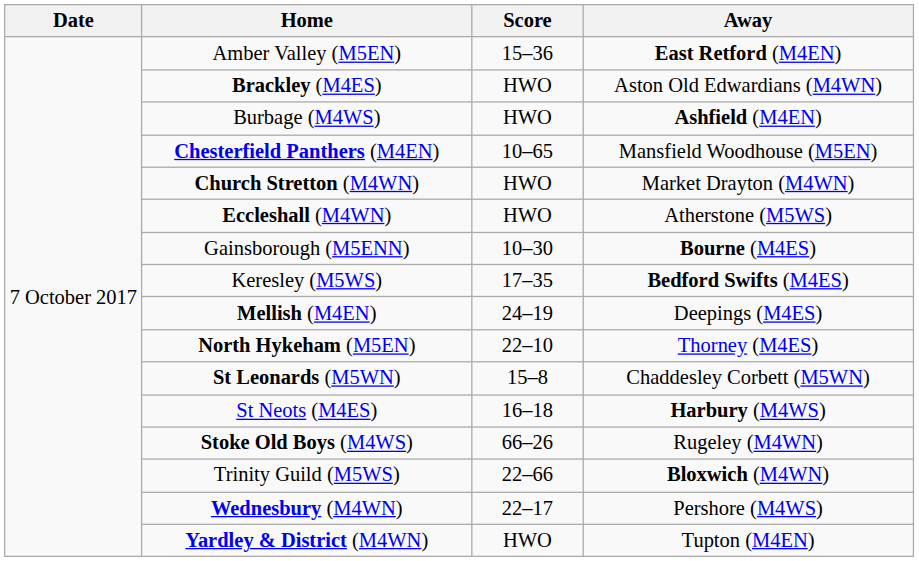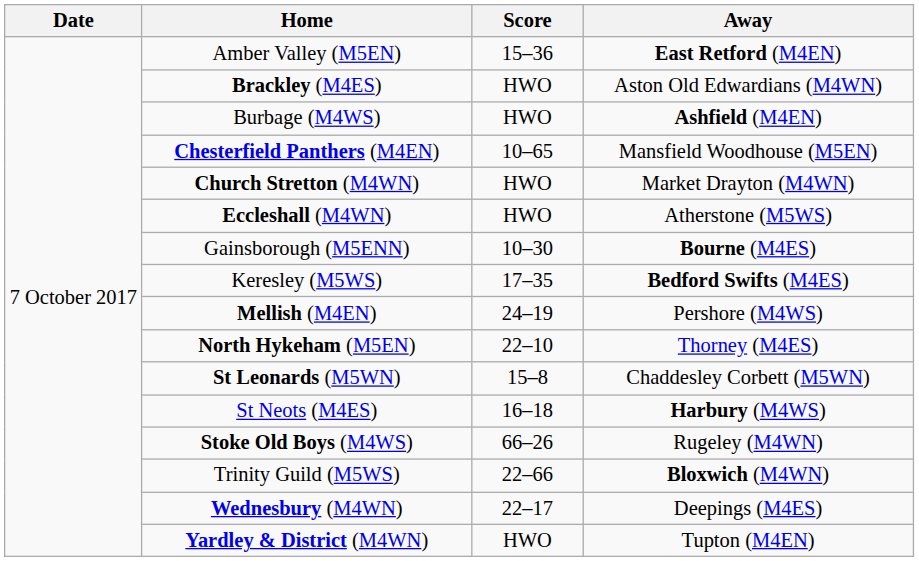(748, 313) Deepings (M4ES) -> (748, 313) Pershore (M4WS)
(748, 507) Pershore (M4WS) -> (748, 507) Deepings (M4ES)
